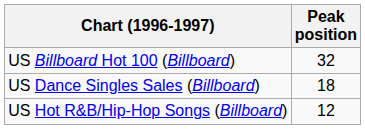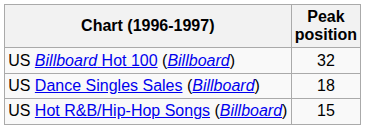(326, 111) 12 -> (326, 111) 15
